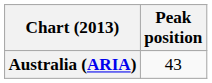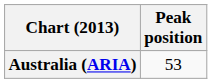(173, 64) 43 -> (173, 64) 53
